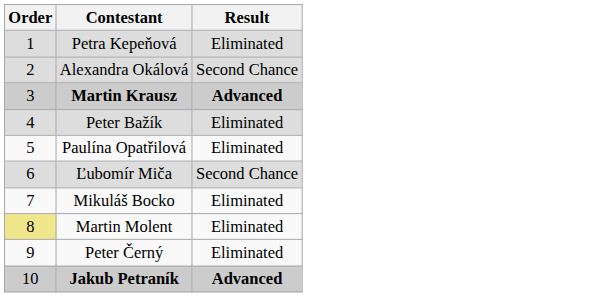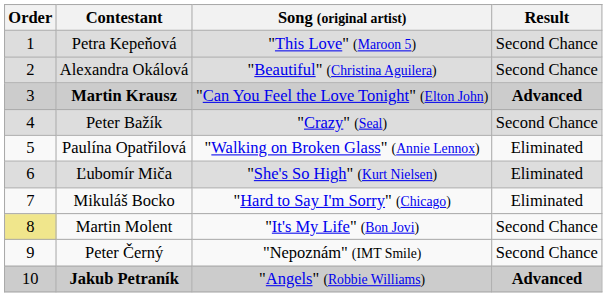+ column: (342, 17)
(247, 43) Eliminated -> (547, 43) Second Chance
(247, 122) Eliminated -> (547, 122) Second Chance
(247, 174) Second Chance -> (547, 174) Eliminated
(247, 226) Eliminated -> (547, 226) Second Chance
(247, 252) Eliminated -> (547, 252) Second Chance
